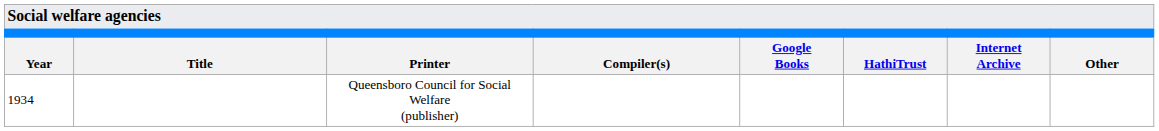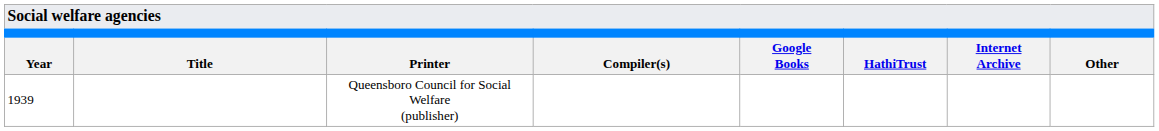(21, 100) 1934 -> (21, 100) 1939
